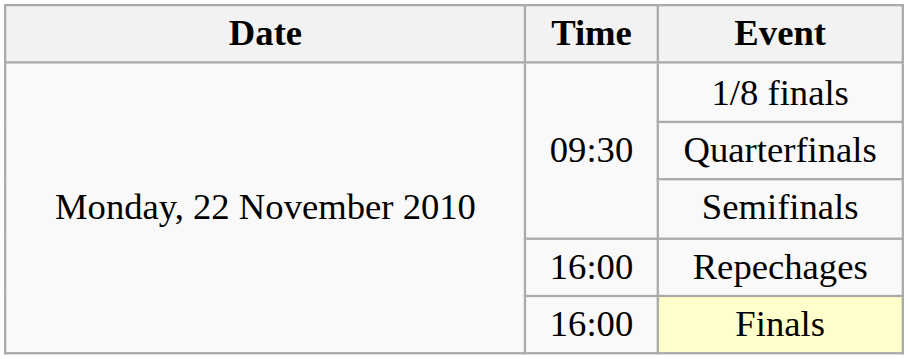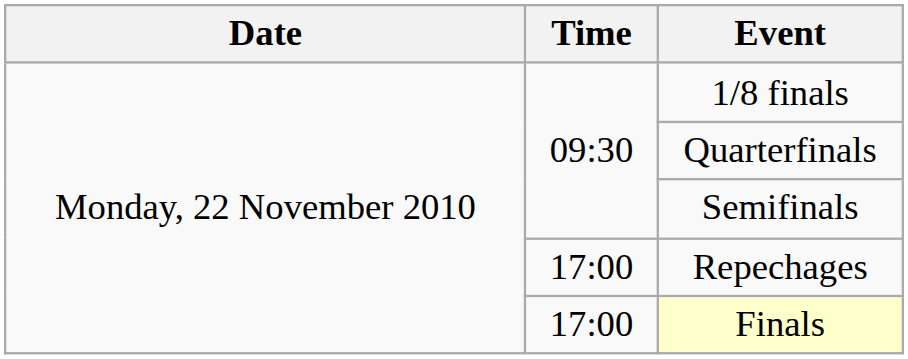(592, 265) 16:00 -> (592, 265) 17:00
(592, 324) 16:00 -> (592, 324) 17:00
